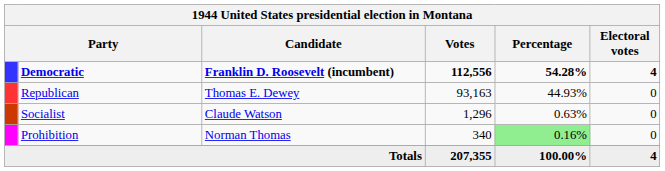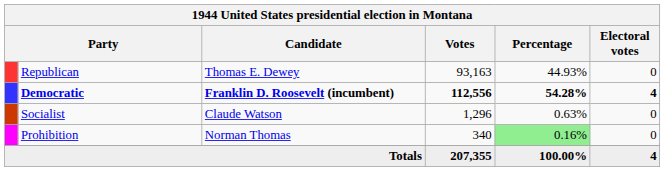rows swapped: (52, 72) <-> (50, 93)
